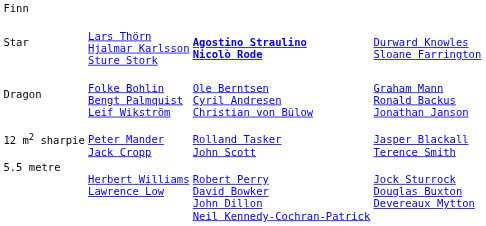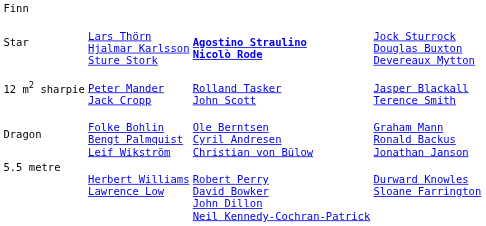(427, 48) Durward Knowles Sloane Farrington -> (424, 48) Jock Sturrock Douglas Buxton Devereaux Mytton
rows swapped: (44, 140) <-> (22, 94)
(424, 192) Jock Sturrock Douglas Buxton Devereaux Mytton -> (427, 185) Durward Knowles Sloane Farrington
